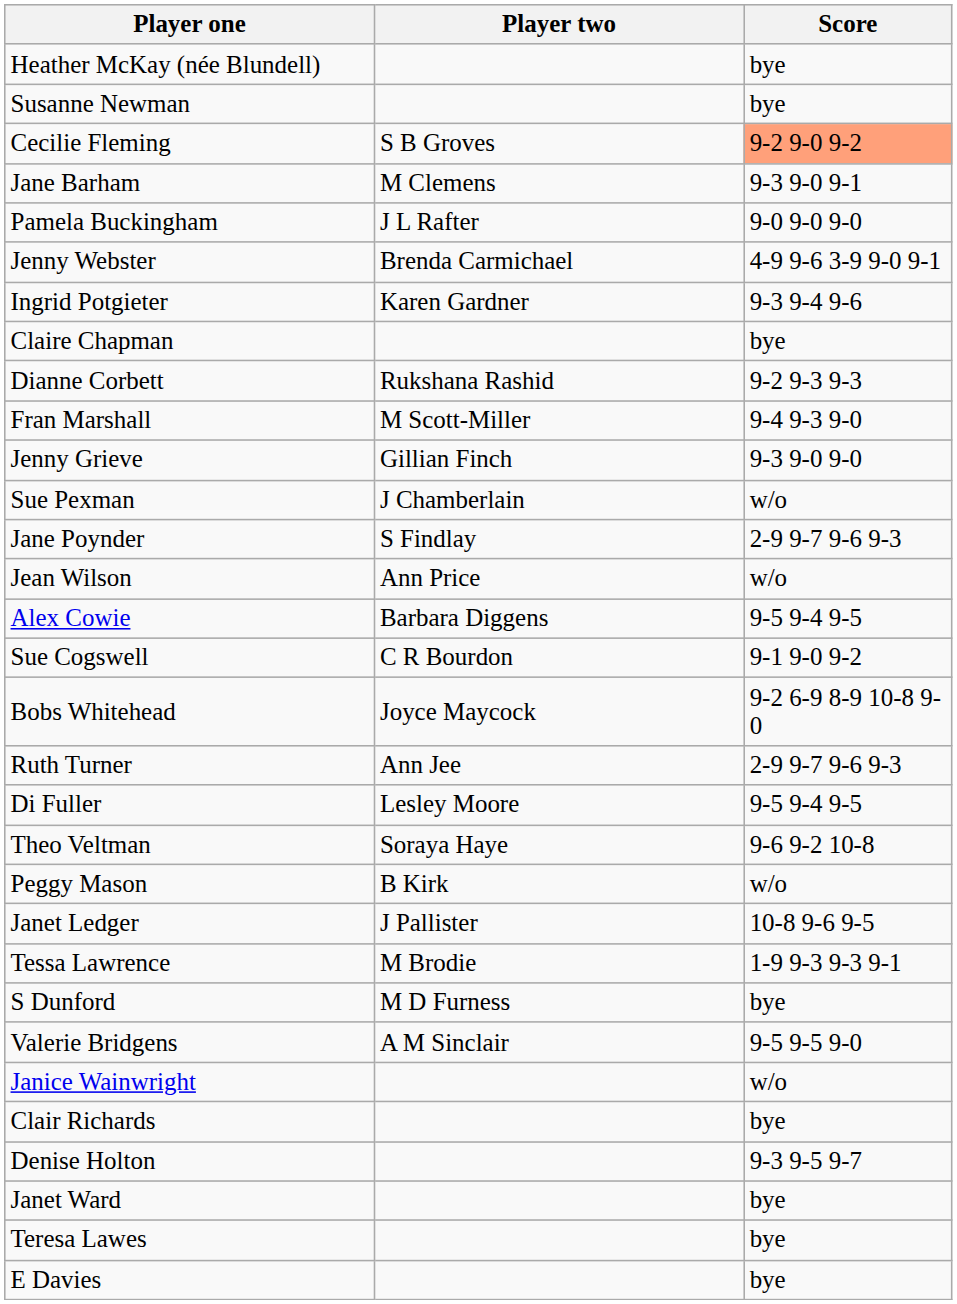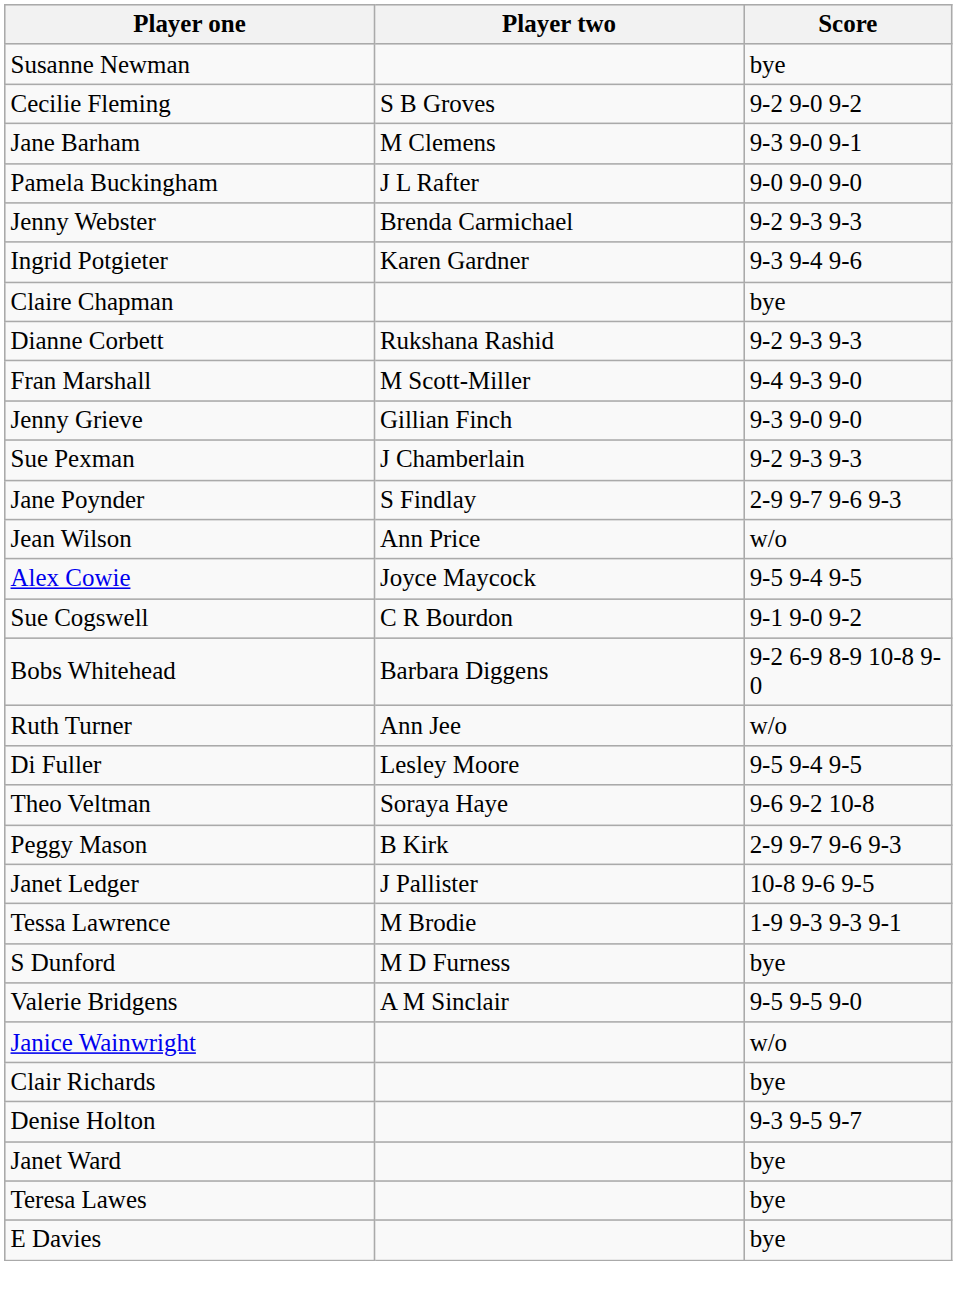- row: (165, 63)
(806, 143) lightsalmon background -> (806, 103) no background
(845, 261) 4-9 9-6 3-9 9-0 9-1 -> (806, 222) 9-2 9-3 9-3
(768, 499) w/o -> (806, 459) 9-2 9-3 9-3
(464, 618) Barbara Diggens -> (458, 578) Joyce Maycock
(458, 711) Joyce Maycock -> (464, 671) Barbara Diggens
(826, 764) 2-9 9-7 9-6 9-3 -> (768, 725) w/o
(768, 883) w/o -> (826, 844) 2-9 9-7 9-6 9-3
